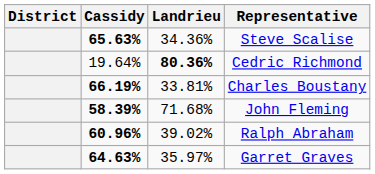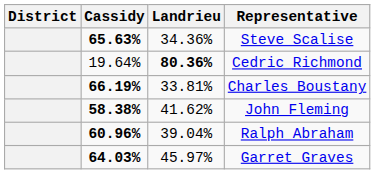(114, 110) 58.39% -> (114, 110) 58.38%
(186, 110) 71.68% -> (186, 110) 41.62%
(186, 134) 39.02% -> (186, 134) 39.04%
(114, 157) 64.63% -> (114, 157) 64.03%
(186, 157) 35.97% -> (186, 157) 45.97%
